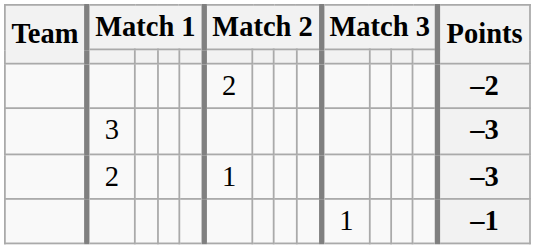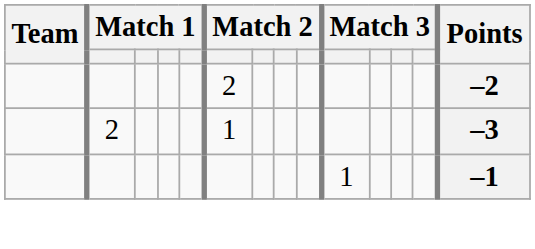- row: (46, 131)
